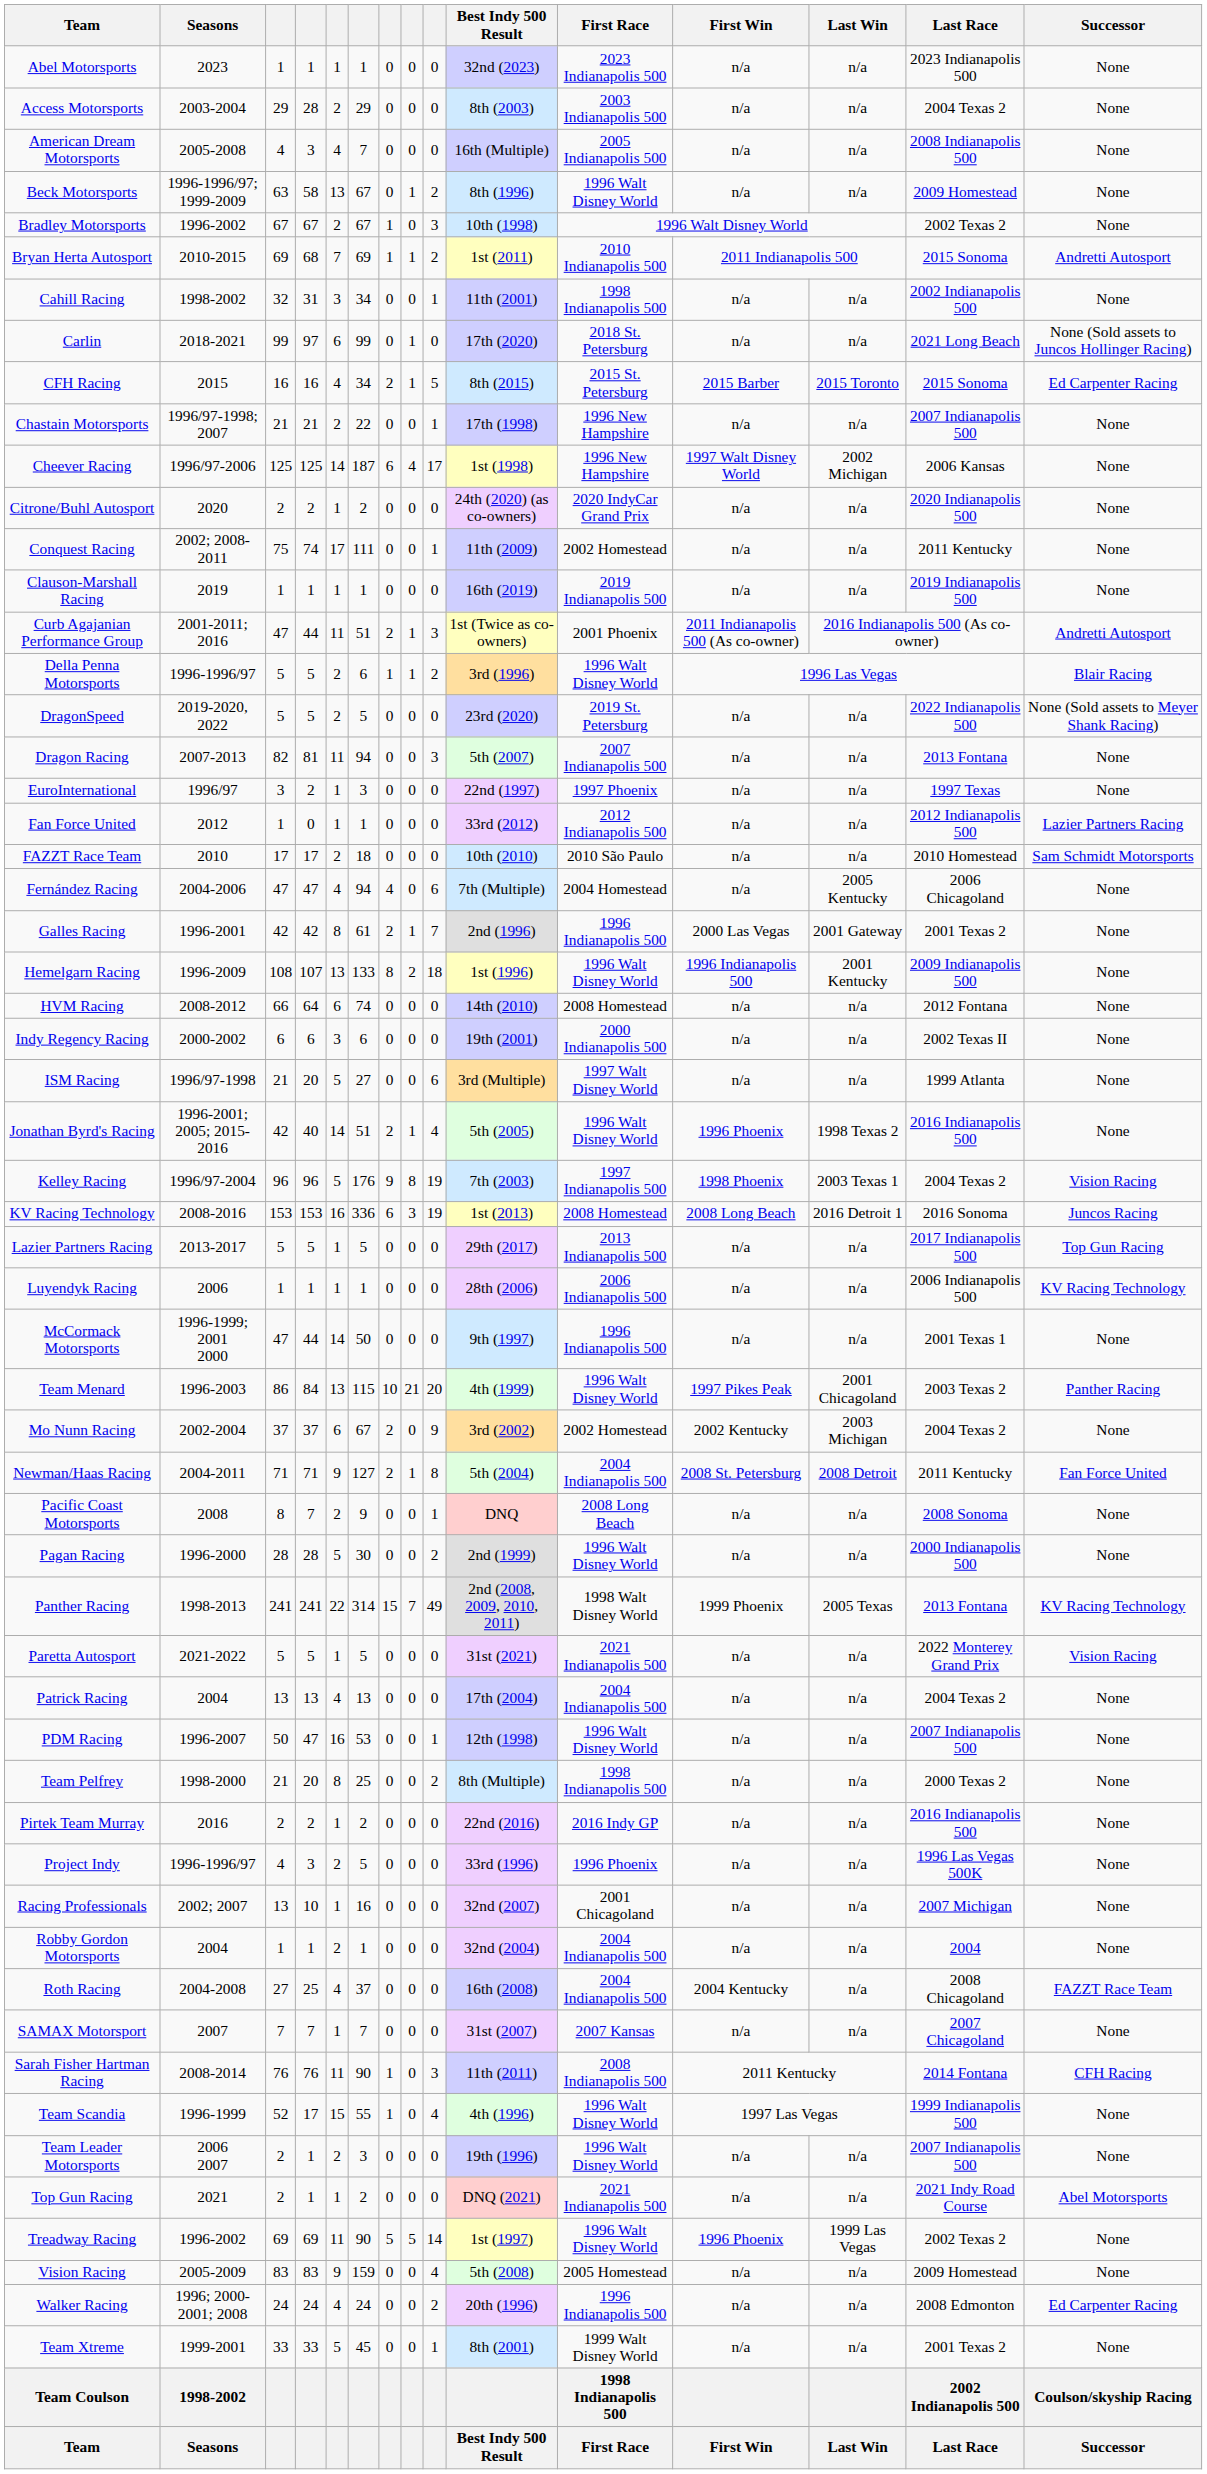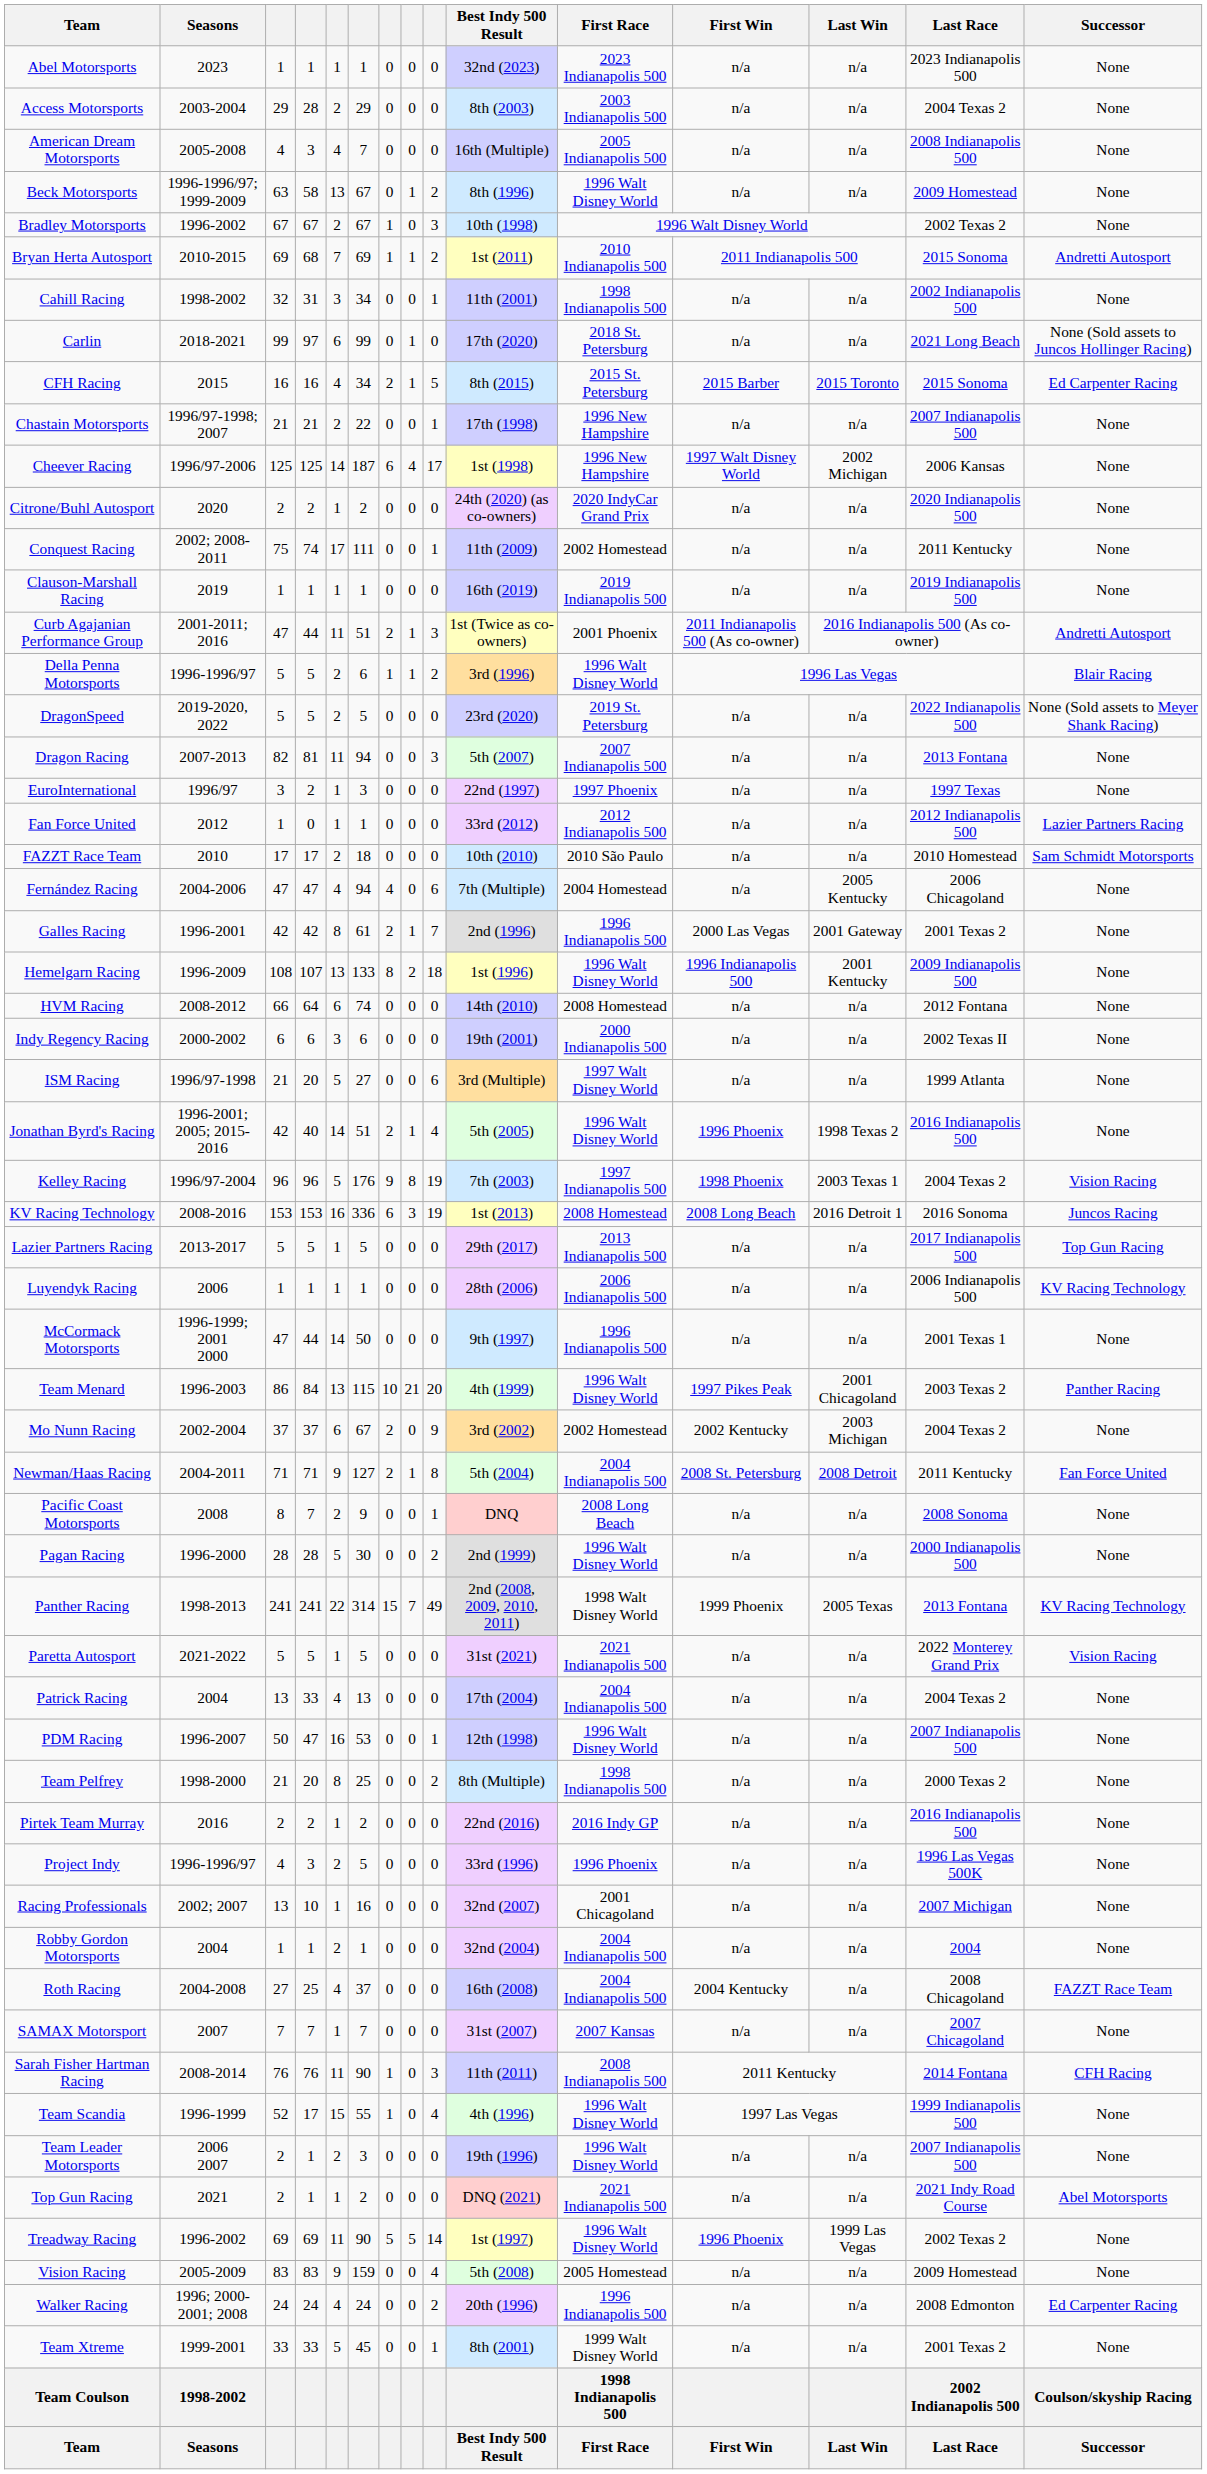(311, 1697) 13 -> (311, 1697) 33
